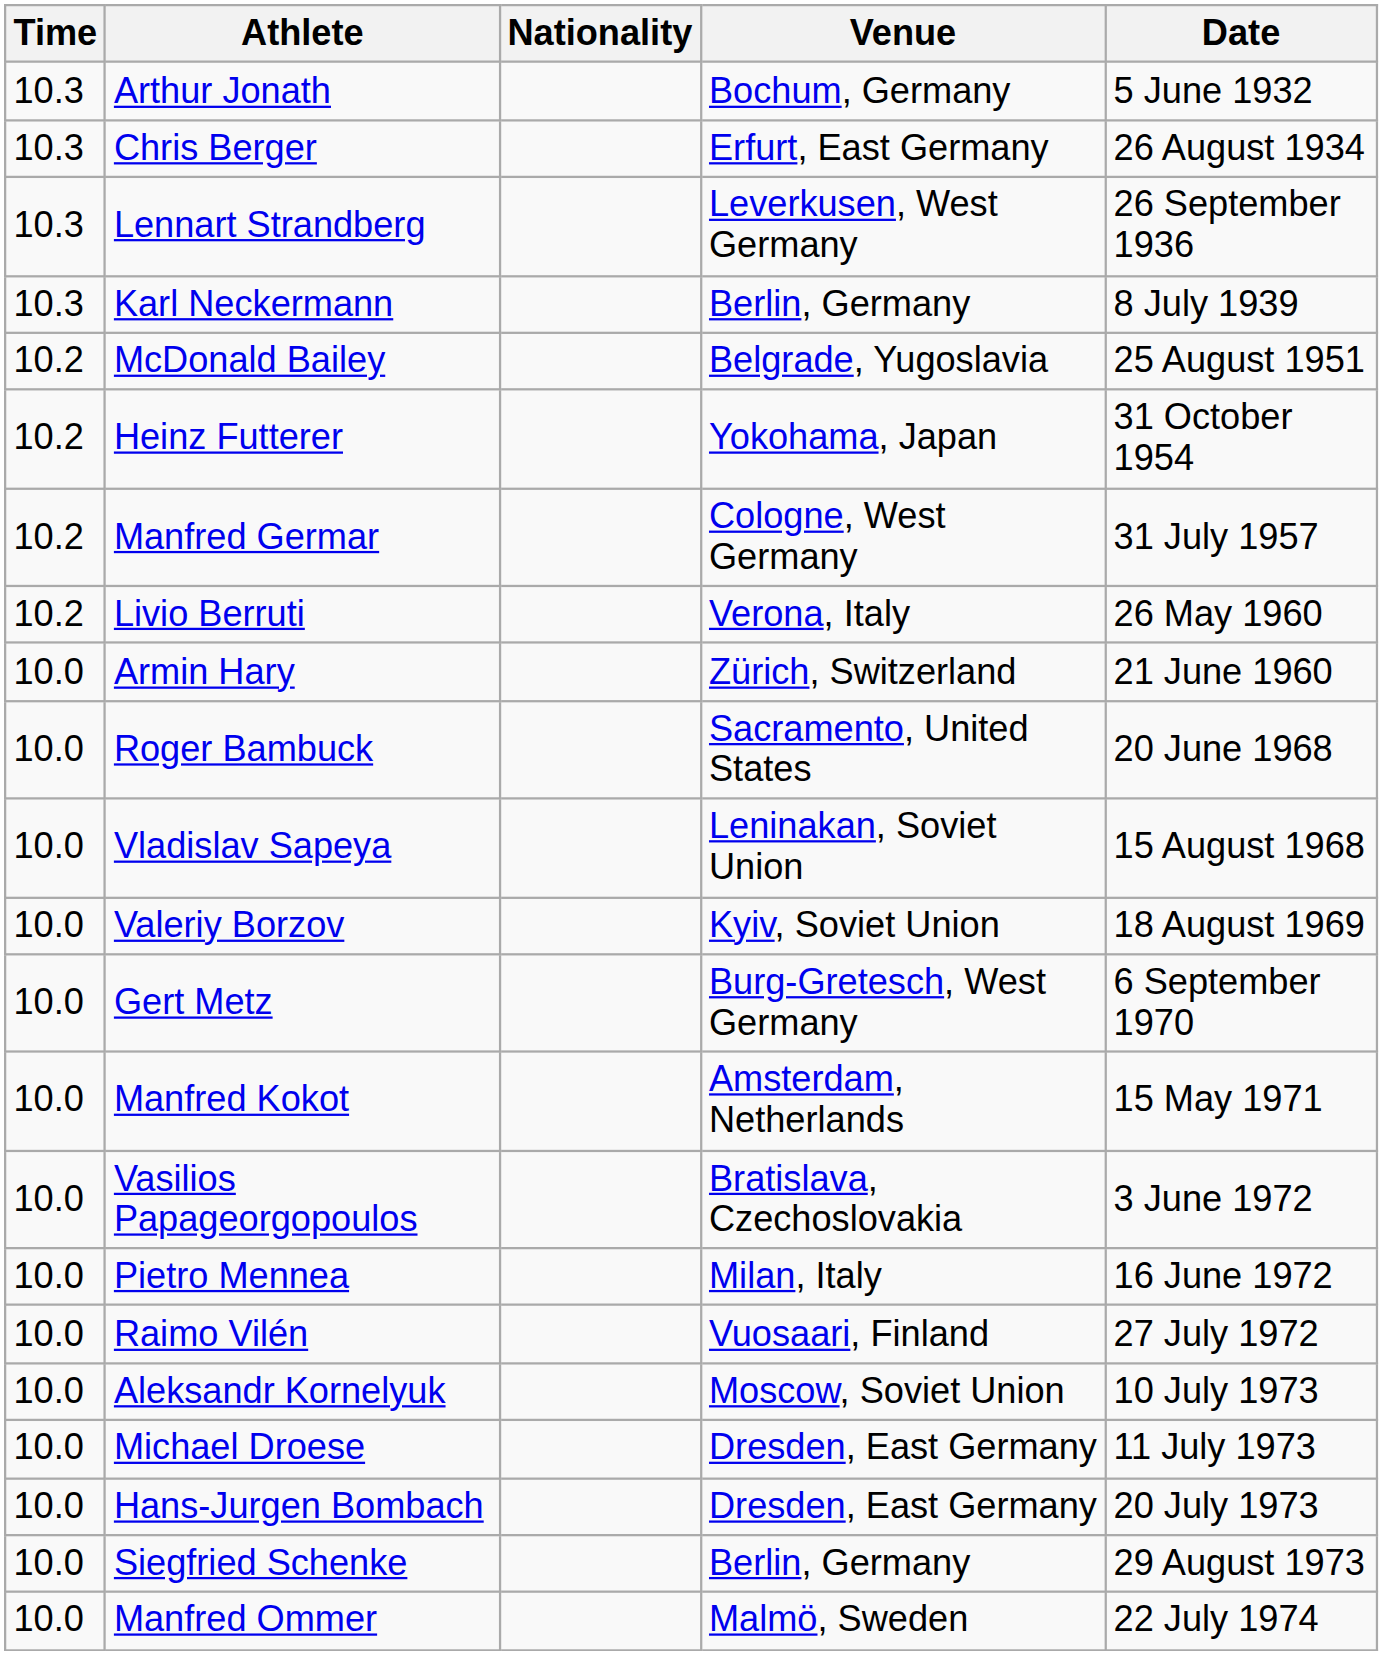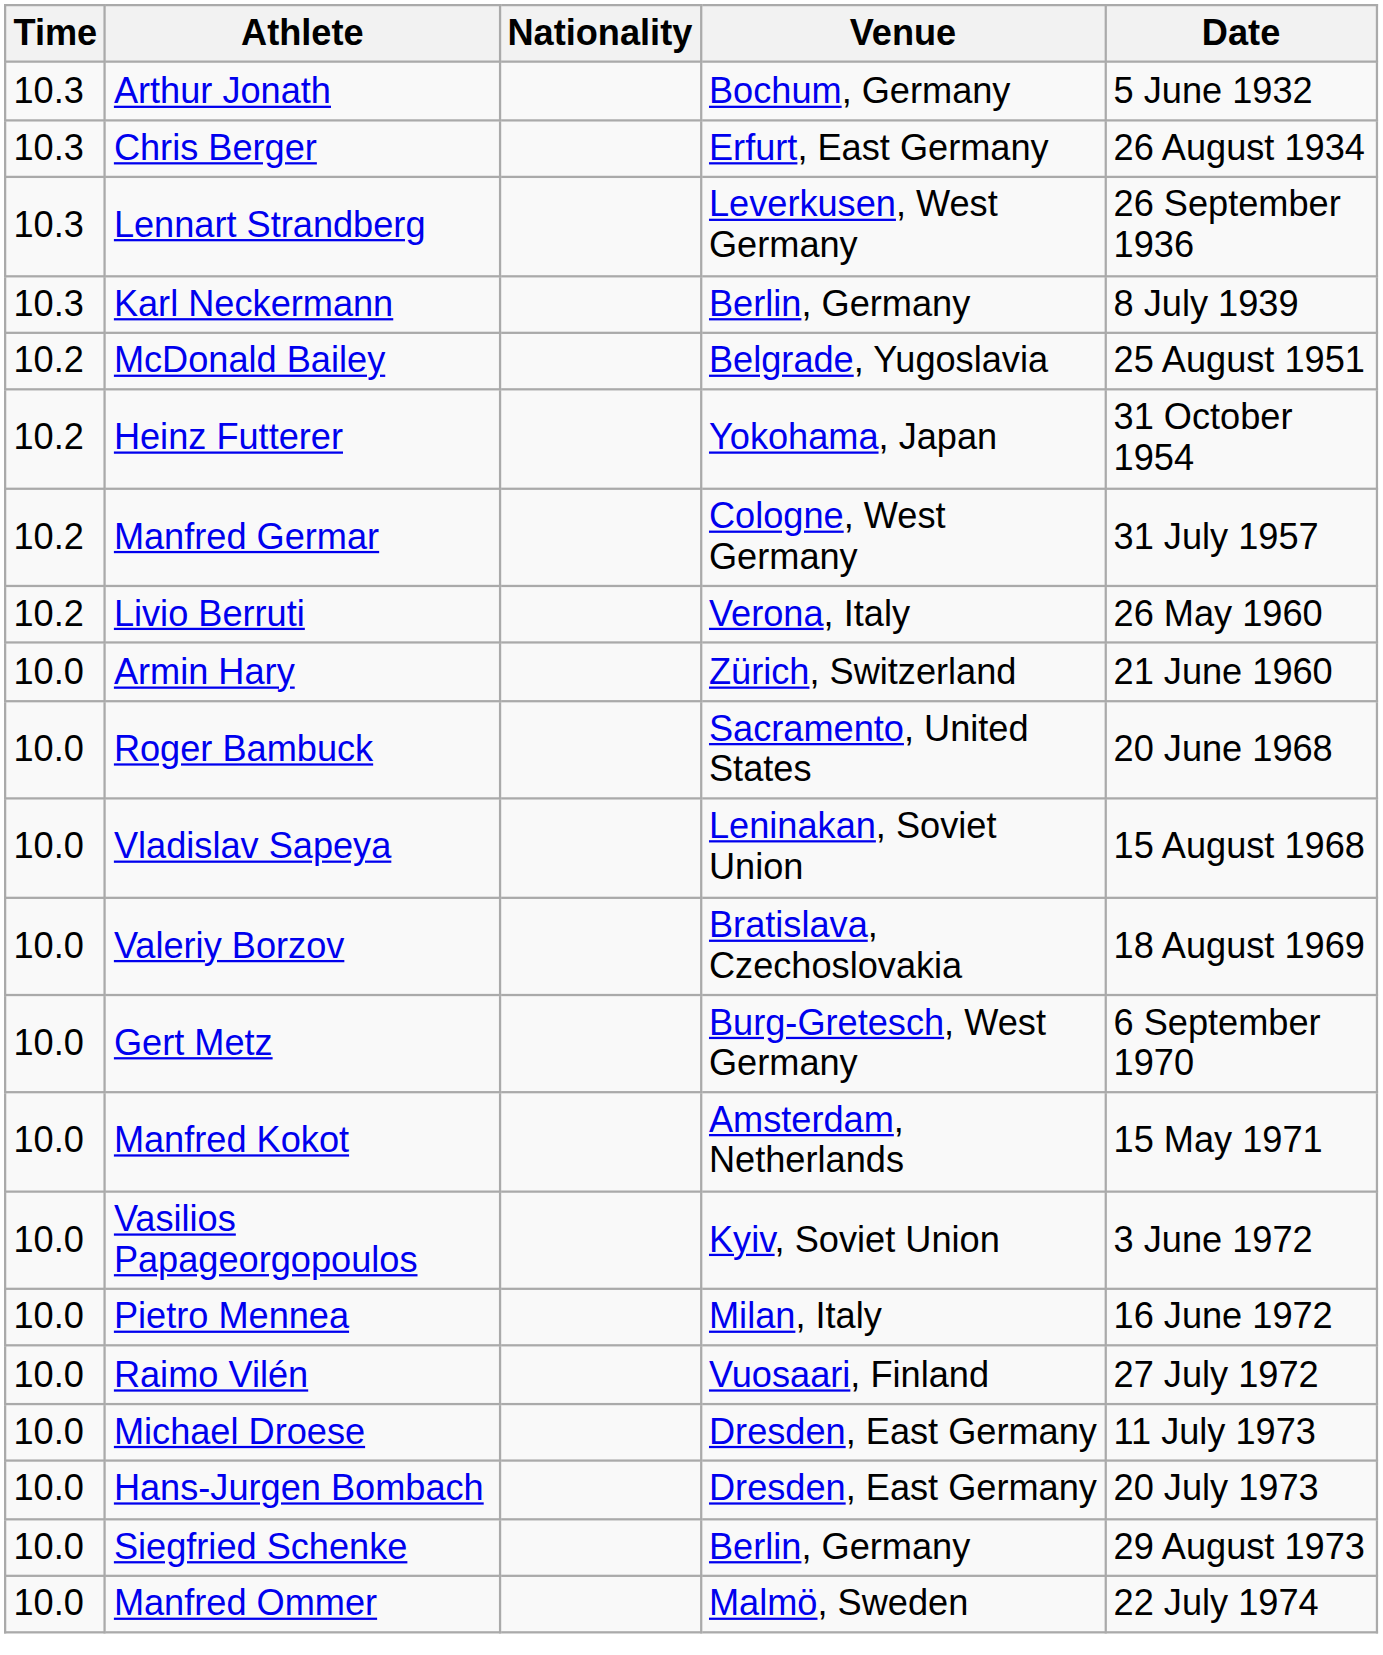(854, 924) Kyiv, Soviet Union -> (836, 945) Bratislava, Czechoslovakia
(836, 1198) Bratislava, Czechoslovakia -> (854, 1239) Kyiv, Soviet Union
- row: (280, 1390)
